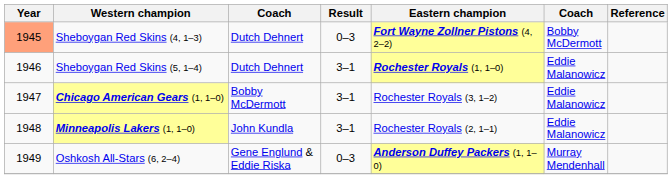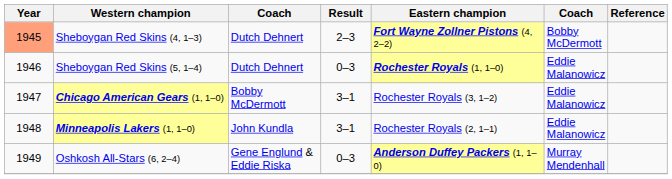(346, 37) 0–3 -> (346, 37) 2–3
(346, 67) 3–1 -> (346, 67) 0–3
